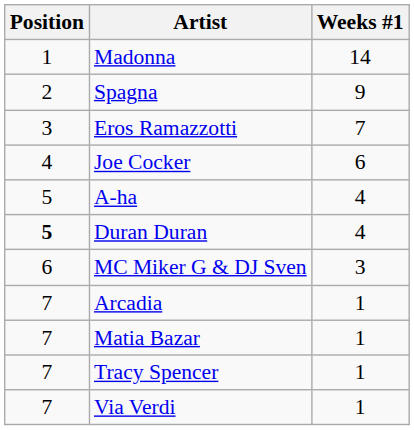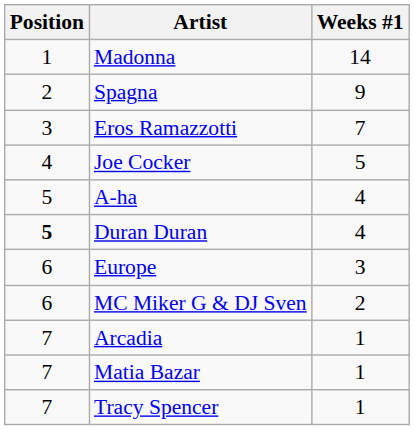(360, 161) 6 -> (360, 161) 5
+ row: (125, 266)
(360, 266) 3 -> (360, 301) 2
- row: (135, 406)
